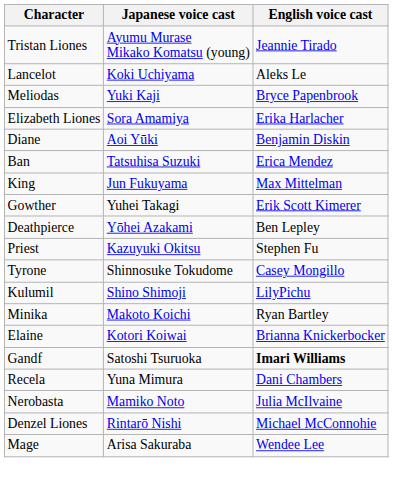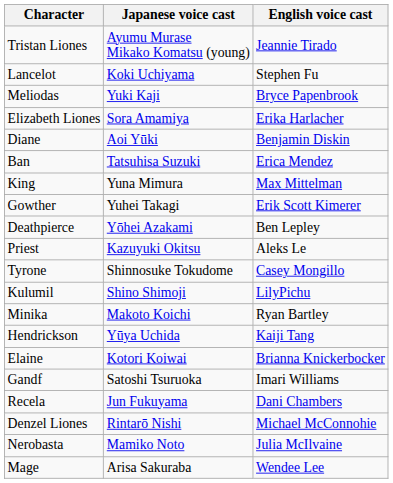(281, 74) Aleks Le -> (287, 74) Stephen Fu
(147, 183) Jun Fukuyama -> (145, 183) Yuna Mimura
(287, 249) Stephen Fu -> (281, 249) Aleks Le
+ row: (43, 336)
(301, 358) bold -> (298, 380) normal
(145, 380) Yuna Mimura -> (147, 401) Jun Fukuyama
rows swapped: (48, 423) <-> (35, 401)
